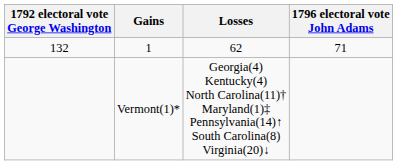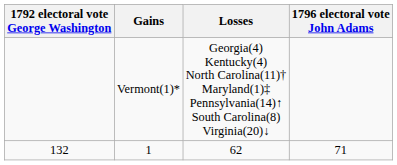rows swapped: (149, 47) <-> (149, 108)
